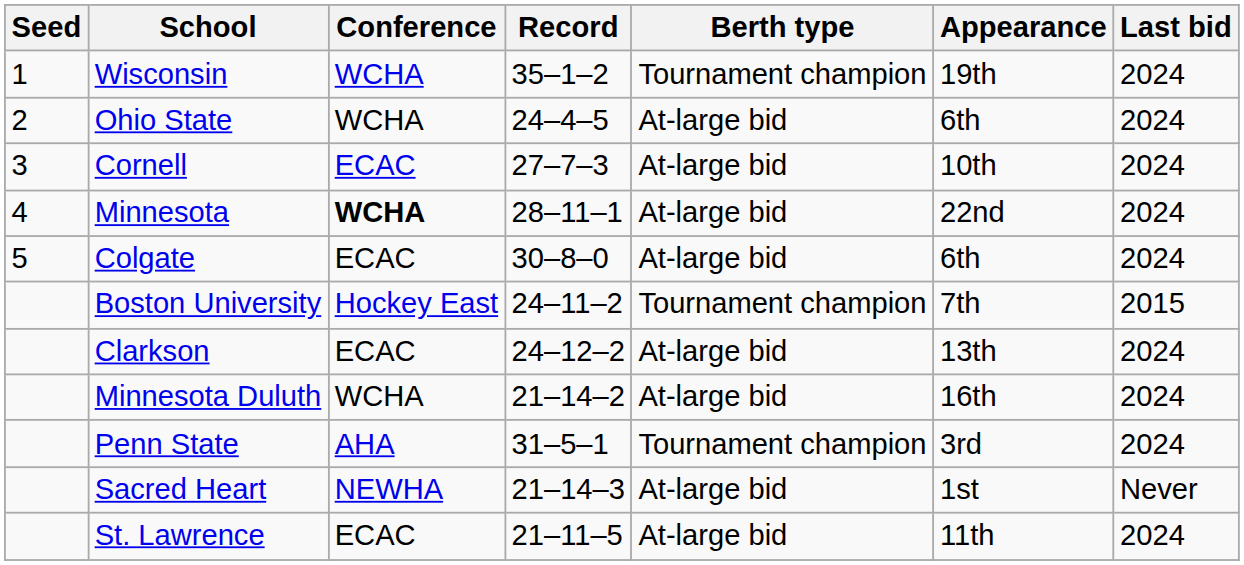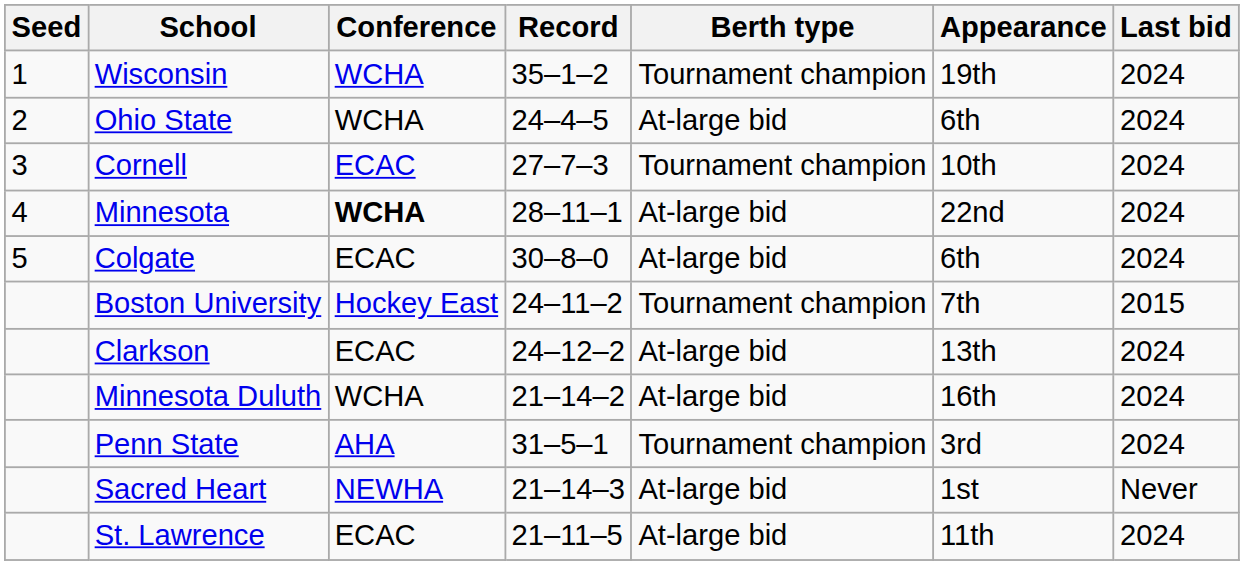(713, 166) At-large bid -> (782, 166) Tournament champion
